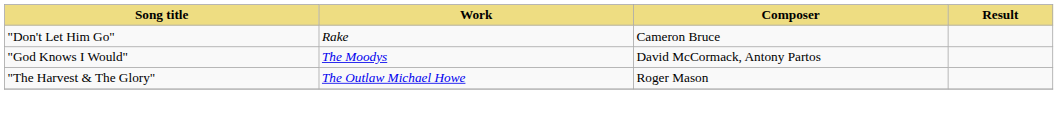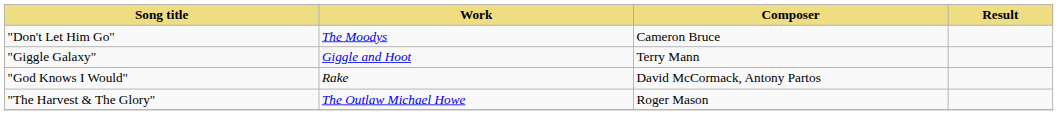(335, 36) Rake -> (355, 36) The Moodys
+ row: (52, 57)
(355, 57) The Moodys -> (335, 78) Rake
